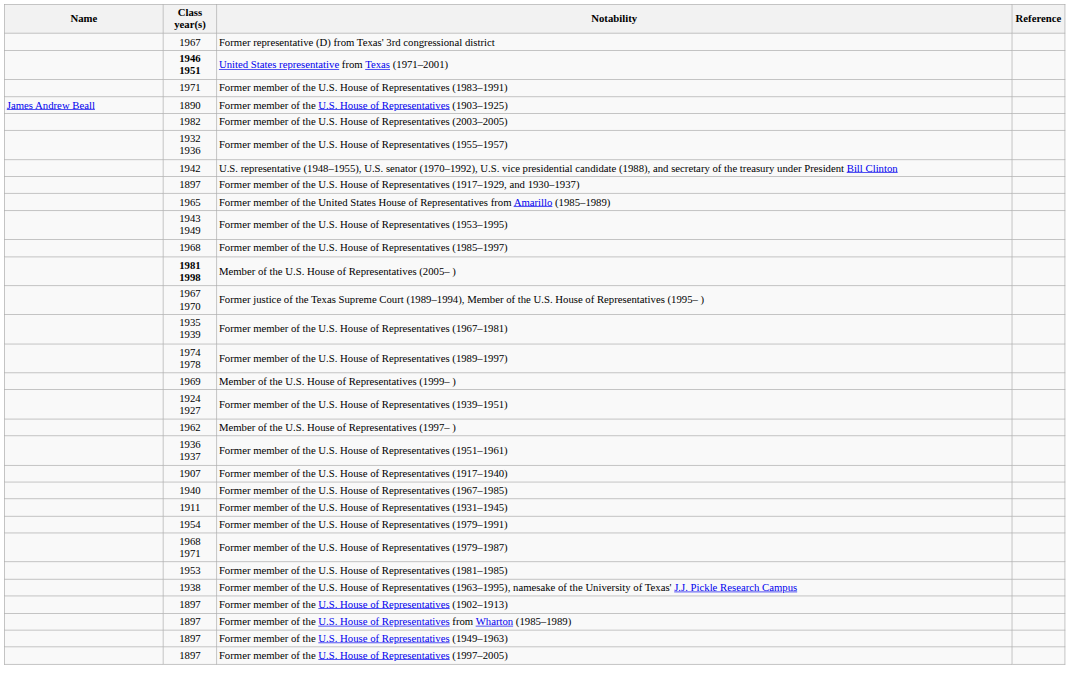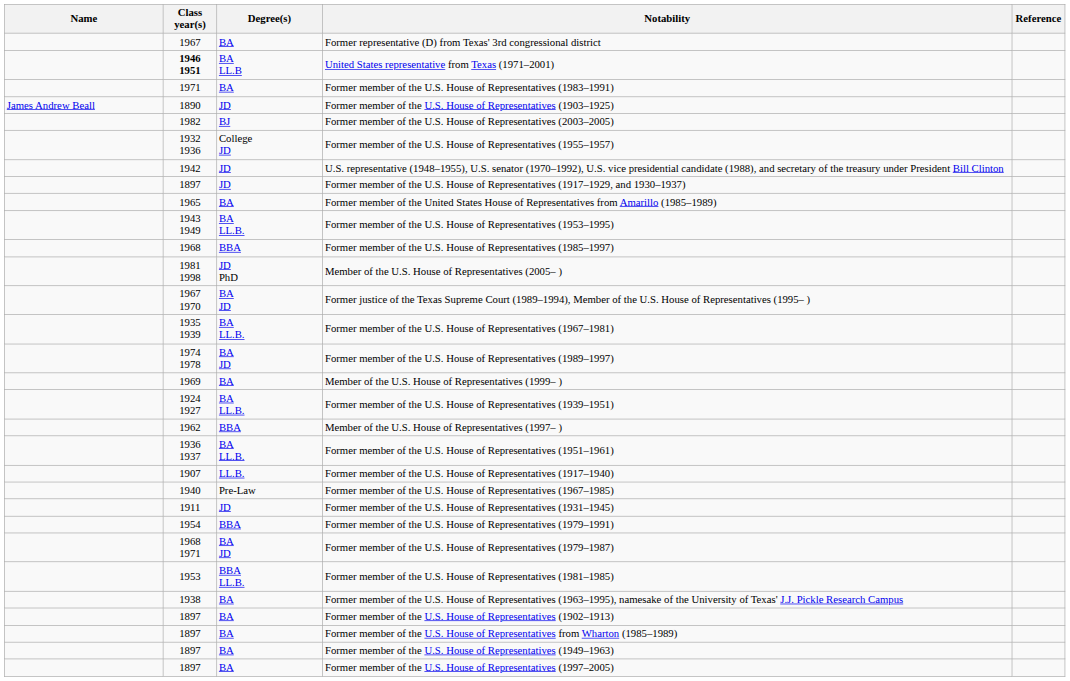+ column: (269, 19)
(190, 271) bold -> (190, 271) normal
